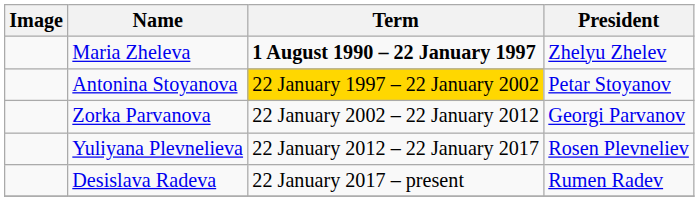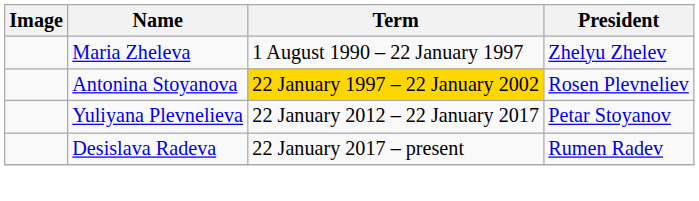(394, 52) bold -> (388, 52) normal
(610, 84) Petar Stoyanov -> (619, 84) Rosen Plevneliev
- row: (141, 116)
(619, 148) Rosen Plevneliev -> (610, 116) Petar Stoyanov
